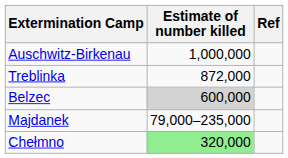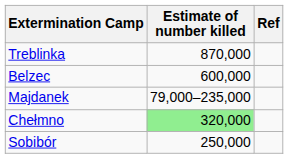- row: (69, 54)
(226, 76) 872,000 -> (226, 54) 870,000
(226, 98) lightgrey background -> (226, 76) no background
+ row: (32, 142)
